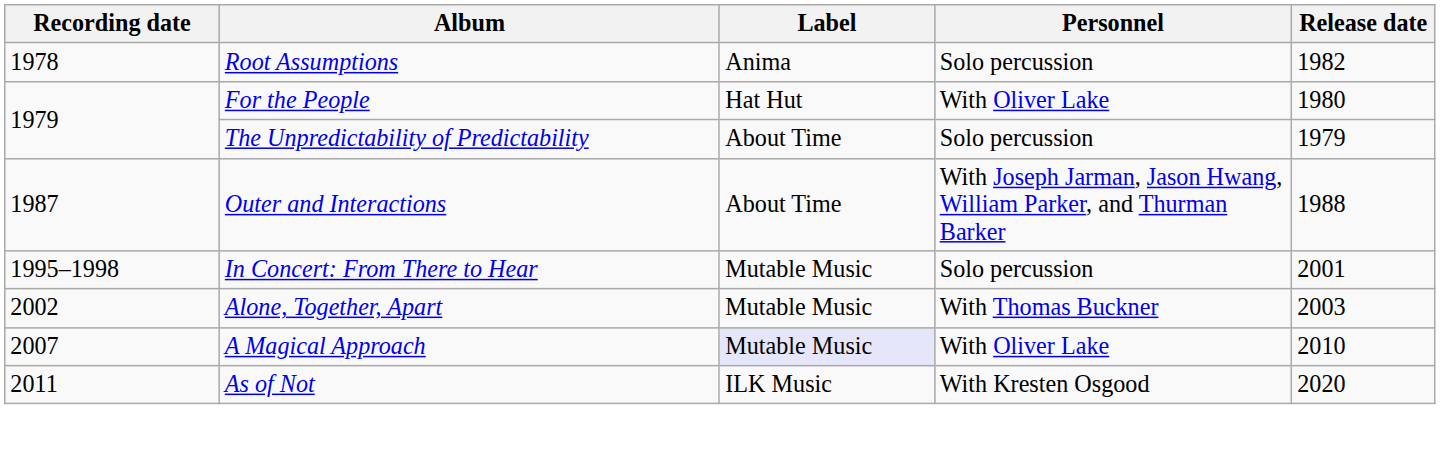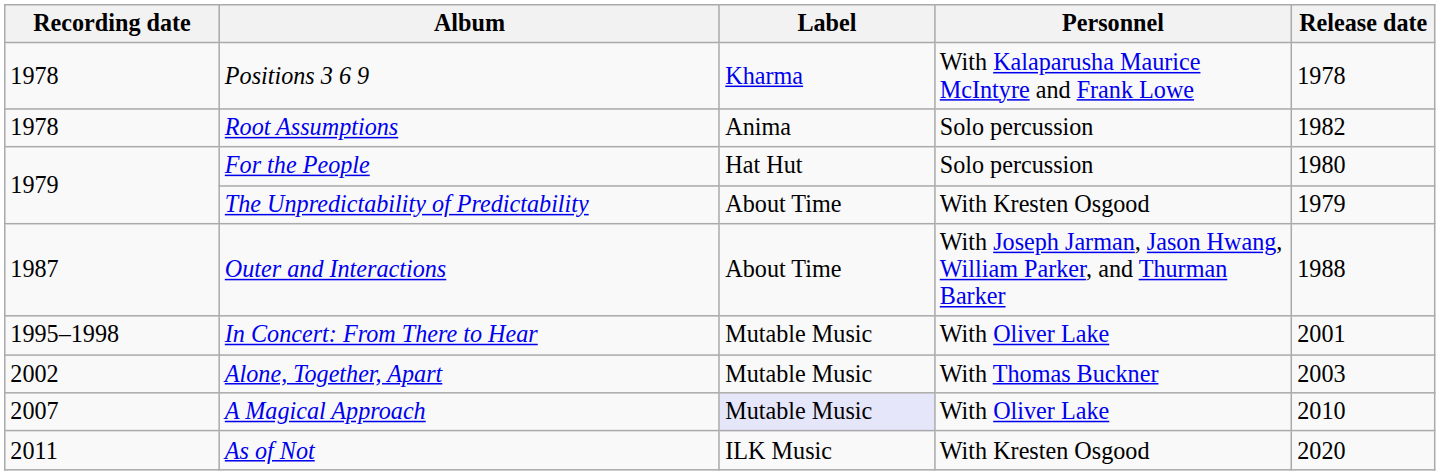+ row: (297, 75)
(1025, 100) With Oliver Lake -> (1017, 165) Solo percussion
(1017, 138) Solo percussion -> (1045, 204) With Kresten Osgood
(1017, 269) Solo percussion -> (1025, 335) With Oliver Lake
